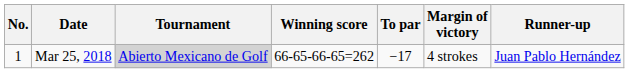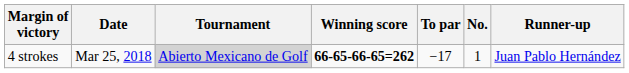columns swapped: (18, 24) <-> (457, 24)
(324, 56) normal -> (364, 56) bold
